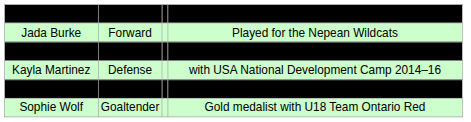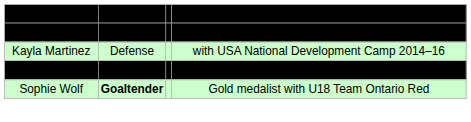- row: (51, 32)
(315, 51) Defender for Ottawa Lady Senators -> (319, 32) Represented Canada at the U18 World Championships
(315, 88) Represented Canada at the U18 World Championships -> (319, 70) Defender for Ottawa Lady Senators
(130, 107) normal -> (132, 88) bold
